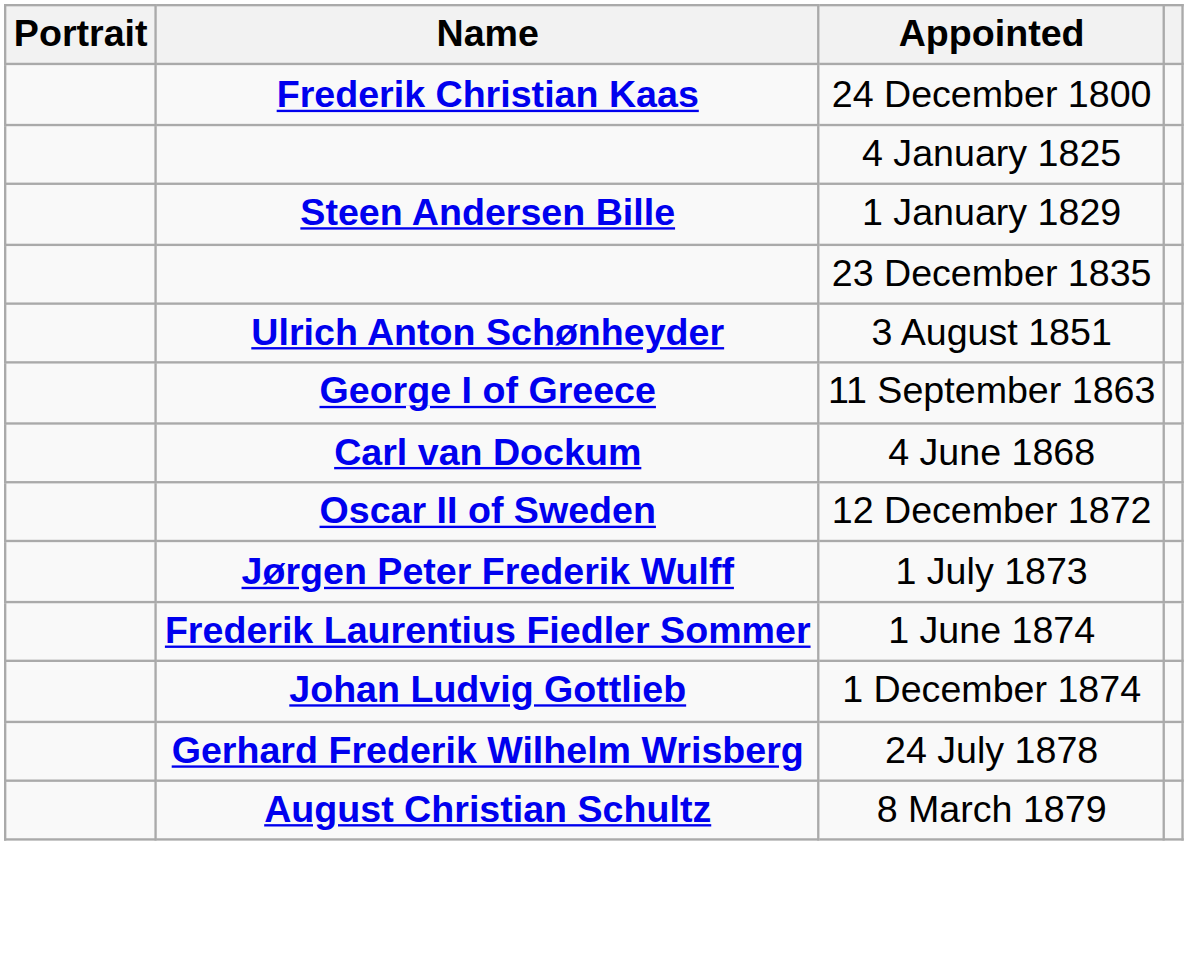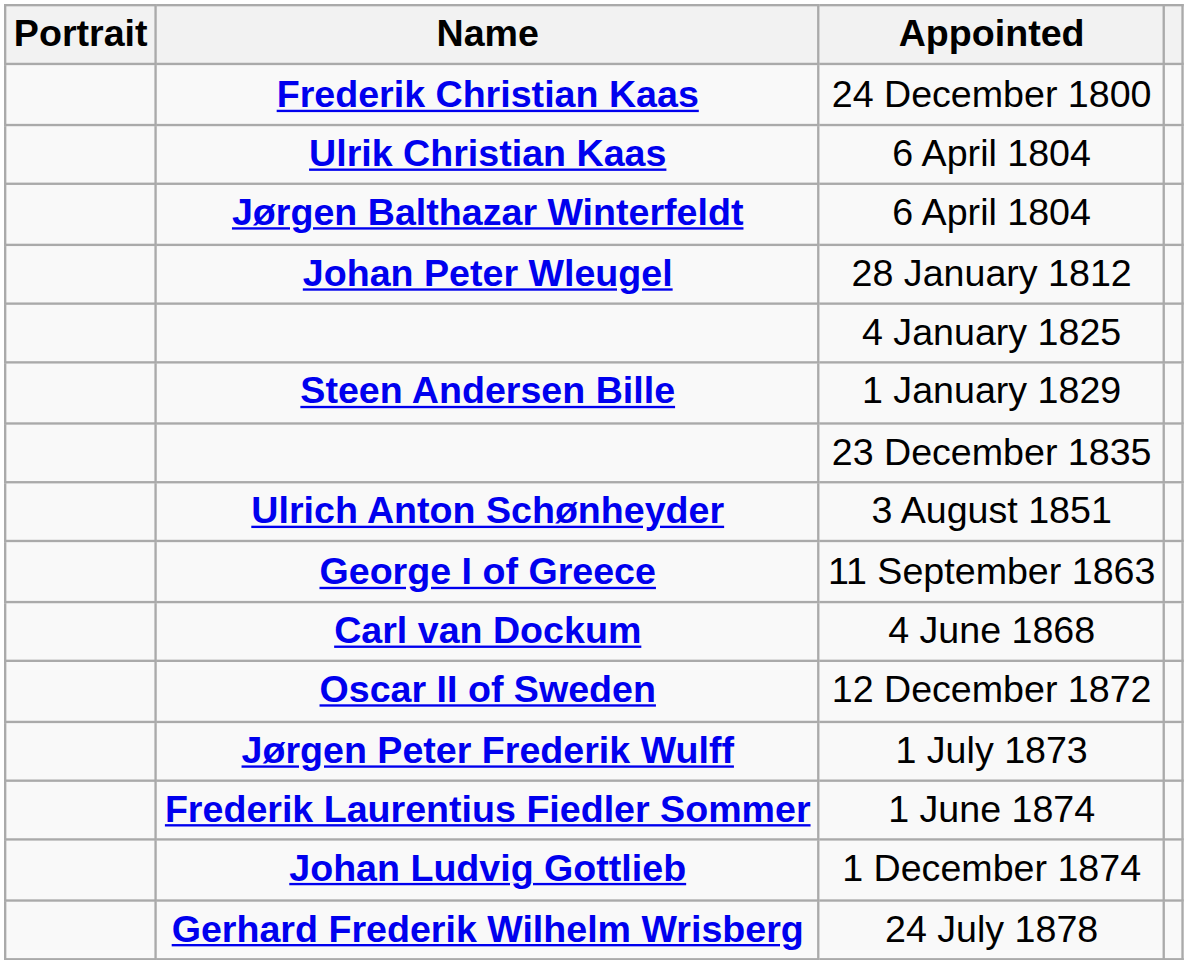+ row: (488, 153)
+ row: (488, 213)
+ row: (488, 272)
- row: (488, 809)
